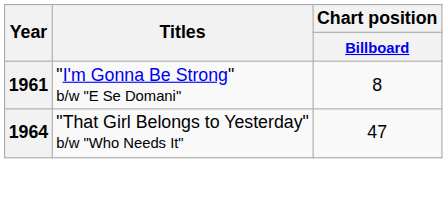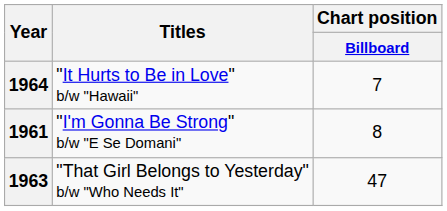+ row: (146, 84)
(28, 133) 1964 -> (28, 181) 1963
